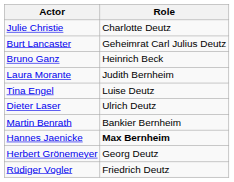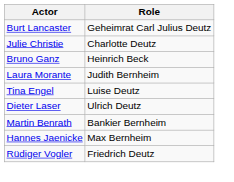rows swapped: (39, 43) <-> (35, 28)
(136, 138) bold -> (119, 138) normal
- row: (52, 153)
